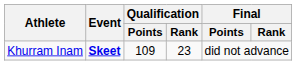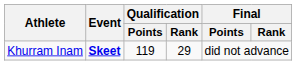(145, 51) 109 -> (145, 51) 119
(184, 51) 23 -> (184, 51) 29
